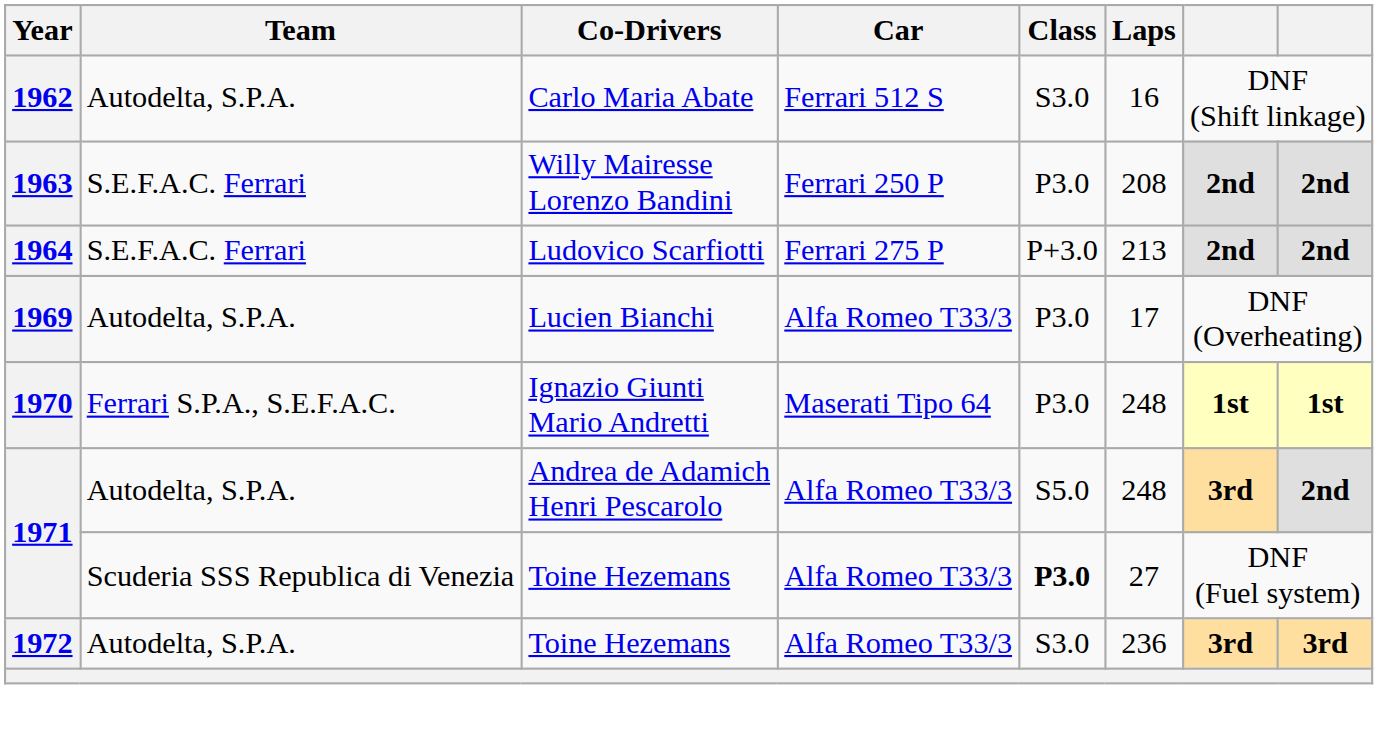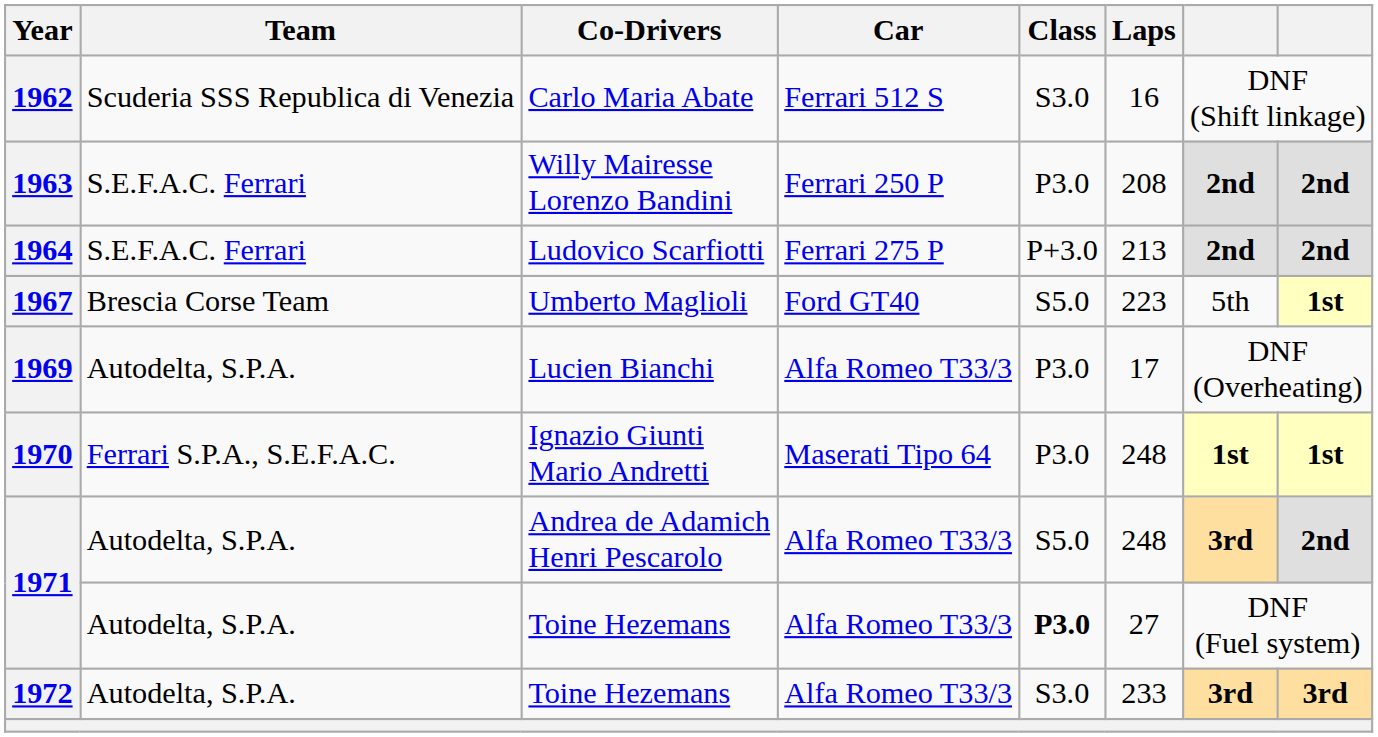(191, 97) Autodelta, S.P.A. -> (300, 97) Scuderia SSS Republica di Venezia
+ row: (42, 300)
(300, 575) Scuderia SSS Republica di Venezia -> (191, 625) Autodelta, S.P.A.
(1144, 643) 236 -> (1144, 692) 233
